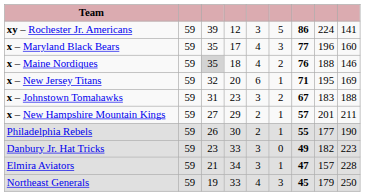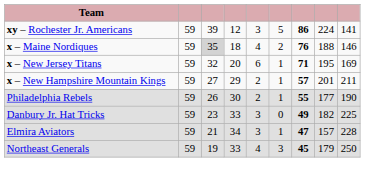- row: (63, 47)
- row: (65, 98)
(349, 149) 223 -> (349, 115) 225
